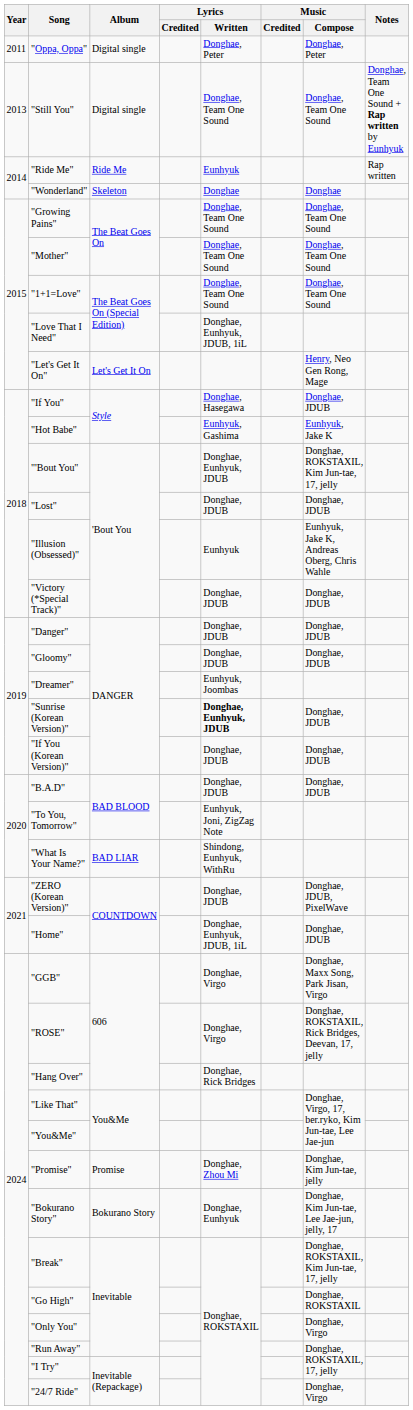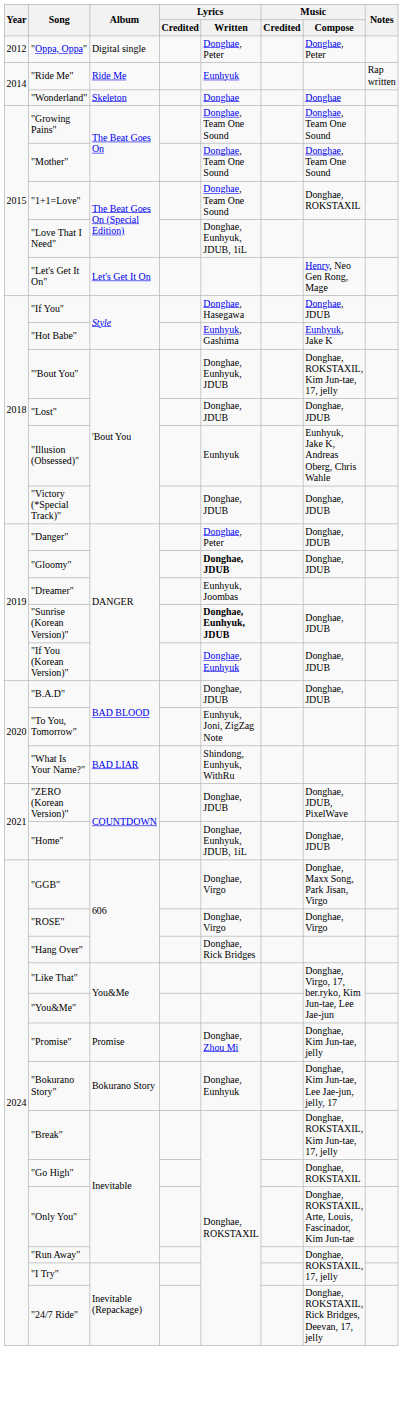(16, 49) 2011 -> (17, 49) 2012
- row: (52, 109)
(326, 294) Donghae, Team One Sound -> (333, 200) Donghae, ROKSTAXIL
(223, 631) Donghae, JDUB -> (223, 537) Donghae, Peter
(223, 658) normal -> (223, 564) bold
(223, 755) Donghae, JDUB -> (223, 661) Donghae, Eunhyuk
(334, 1033) Donghae, ROKSTAXIL, Rick Bridges, Deevan, 17, jelly -> (324, 922) Donghae, Virgo
(324, 1327) Donghae, Virgo -> (334, 1216) Donghae, ROKSTAXIL, Arte, Louis, Fascinador, Kim Jun-tae
(324, 1392) Donghae, Virgo -> (334, 1315) Donghae, ROKSTAXIL, Rick Bridges, Deevan, 17, jelly
